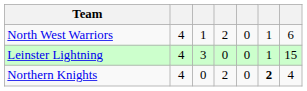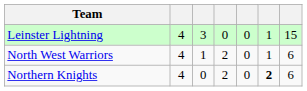rows swapped: (55, 55) <-> (60, 34)
(291, 75) 4 -> (291, 75) 6
